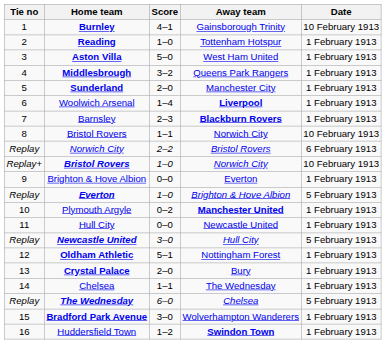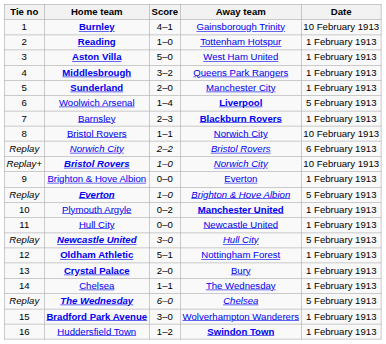(341, 103) 1 February 1913 -> (341, 103) 5 February 1913
